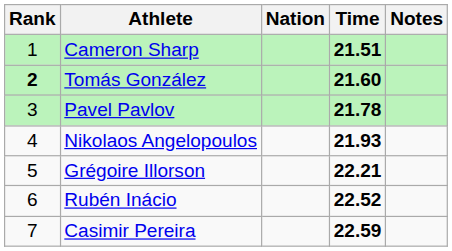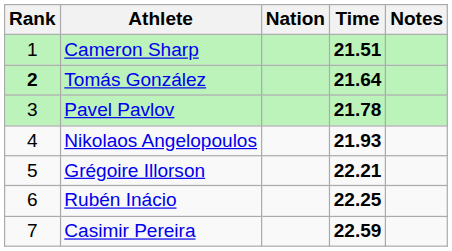(358, 79) 21.60 -> (358, 79) 21.64
(358, 200) 22.52 -> (358, 200) 22.25
